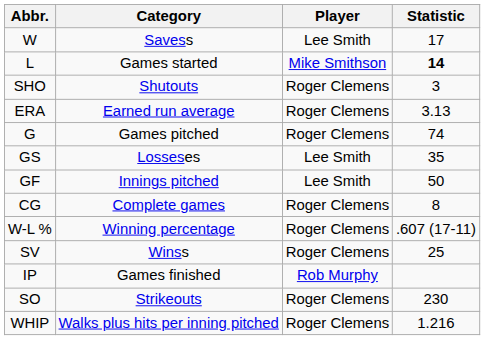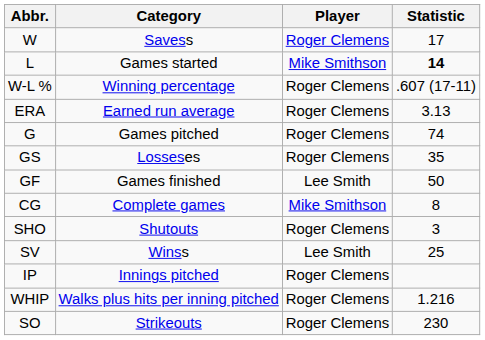(337, 39) Lee Smith -> (337, 39) Roger Clemens
rows swapped: (30, 228) <-> (30, 87)
(337, 157) Lee Smith -> (337, 157) Roger Clemens
(169, 181) Innings pitched -> (169, 181) Games finished
(337, 205) Roger Clemens -> (337, 205) Mike Smithson
(337, 252) Roger Clemens -> (337, 252) Lee Smith
(169, 275) Games finished -> (169, 275) Innings pitched
(337, 275) Rob Murphy -> (337, 275) Roger Clemens
rows swapped: (30, 299) <-> (30, 323)
